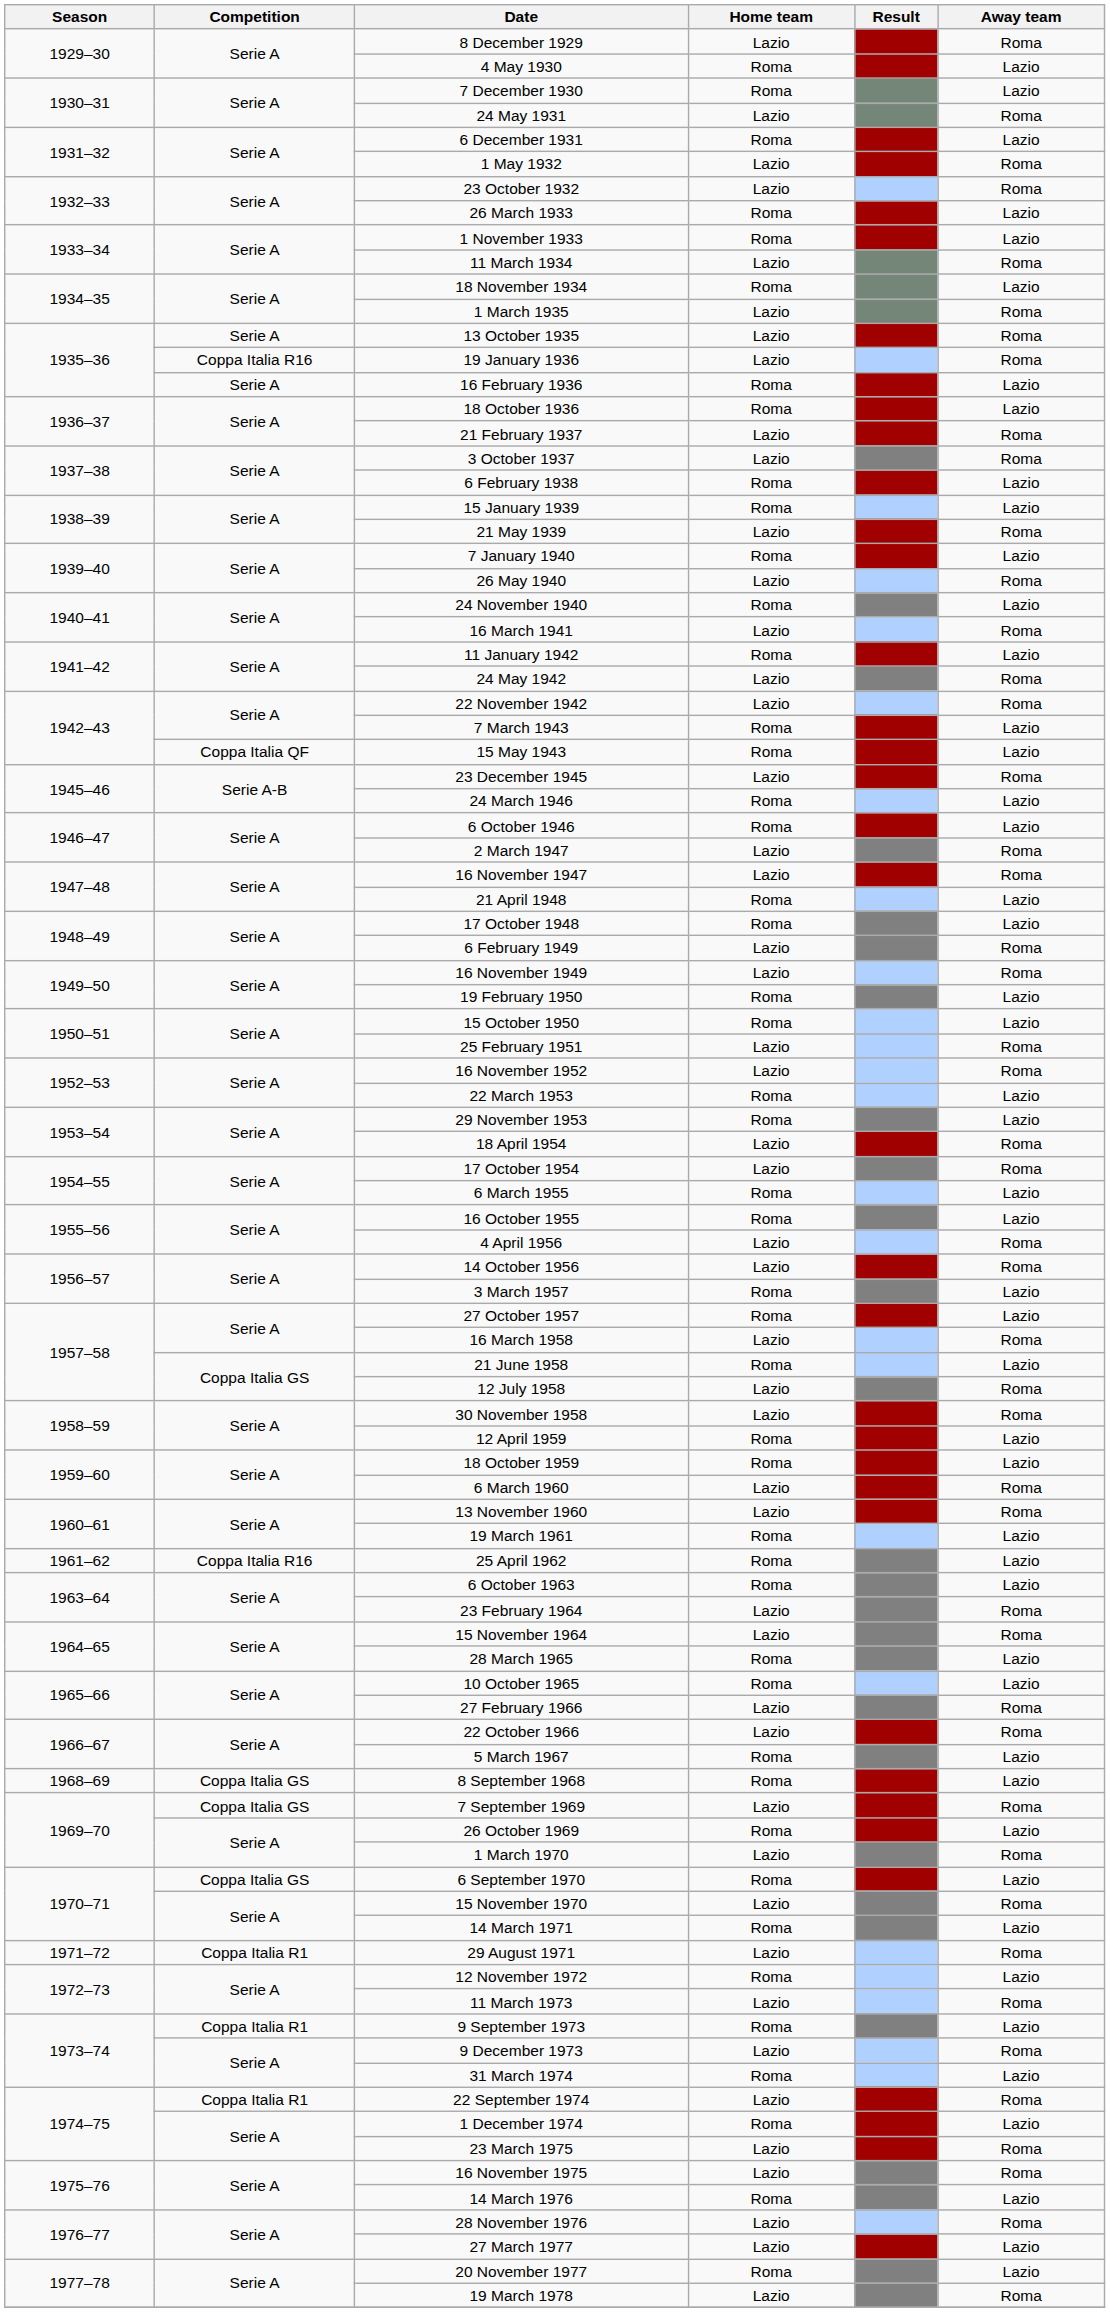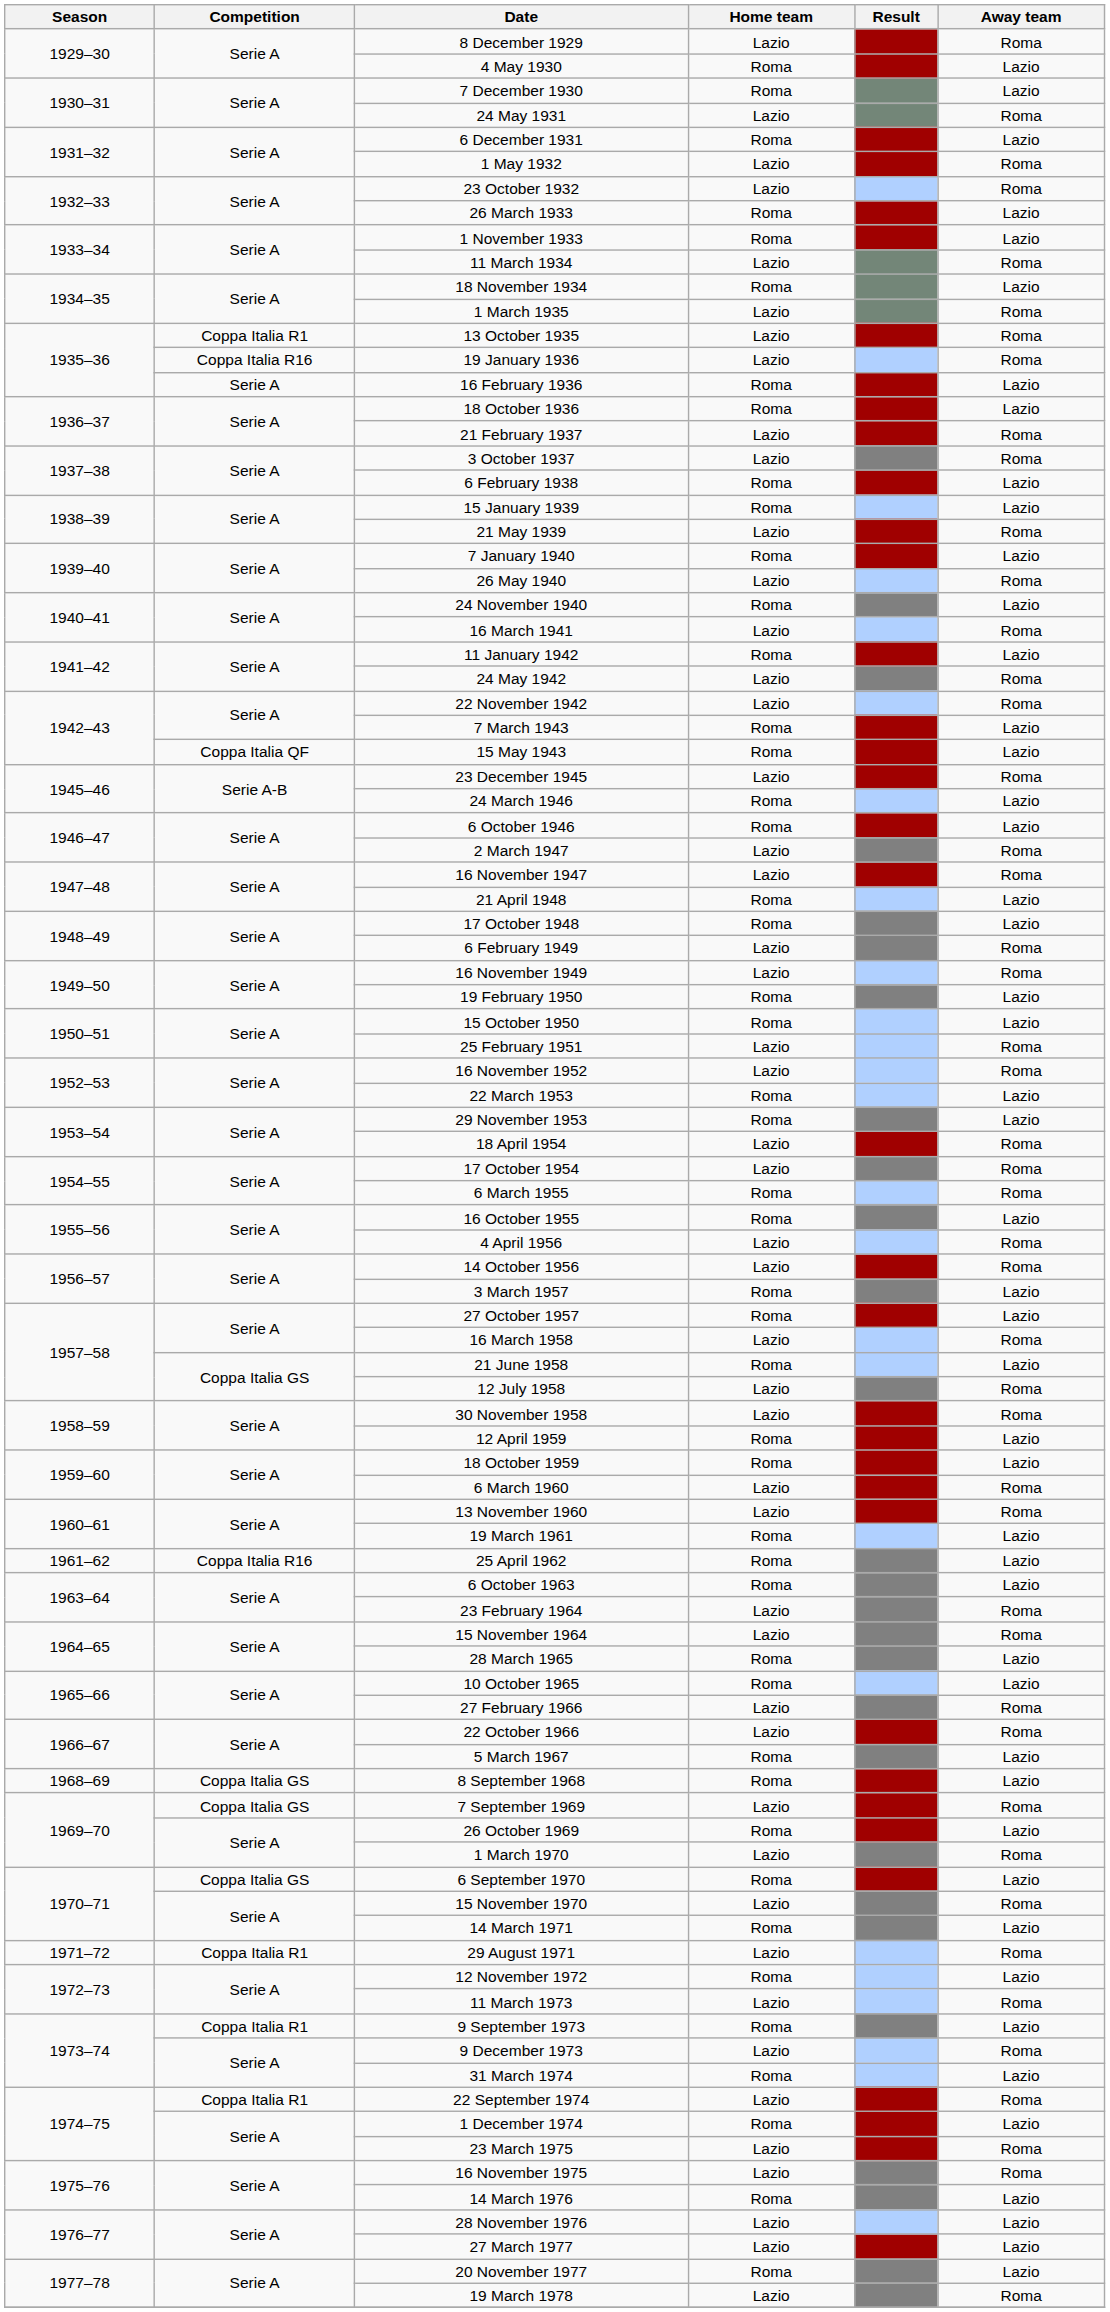(255, 335) Serie A -> (255, 335) Coppa Italia R1
(1021, 1193) Lazio -> (1021, 1193) Roma
(1021, 2222) Roma -> (1021, 2222) Lazio
